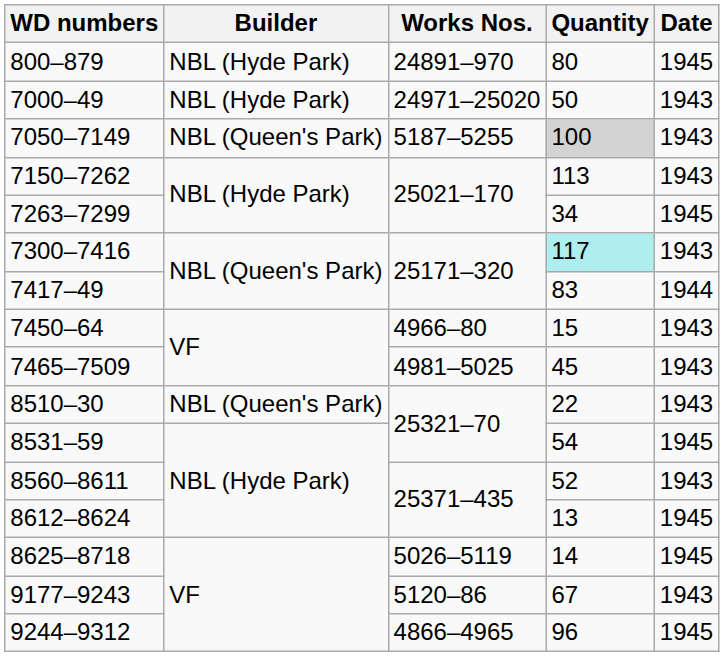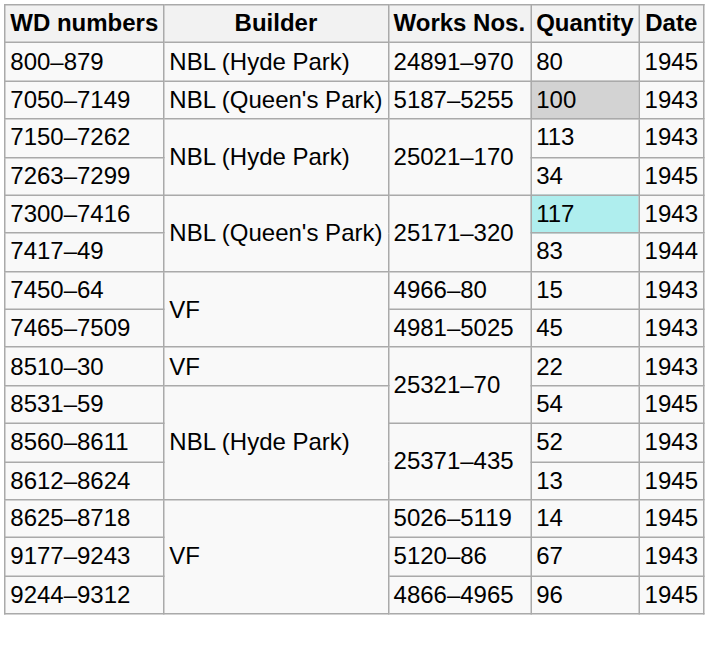- row: (57, 99)
(276, 404) NBL (Queen's Park) -> (185, 366) VF
